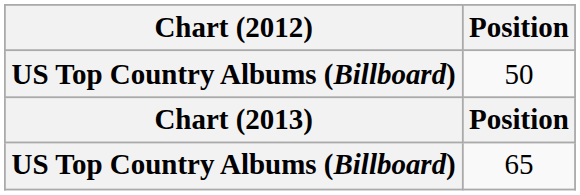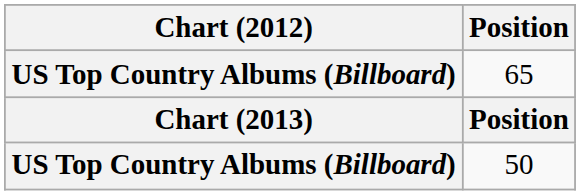rows swapped: (519, 165) <-> (519, 73)
